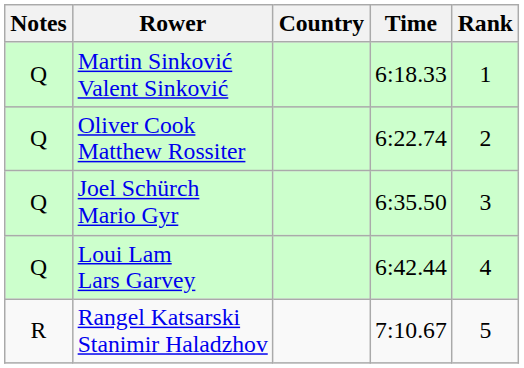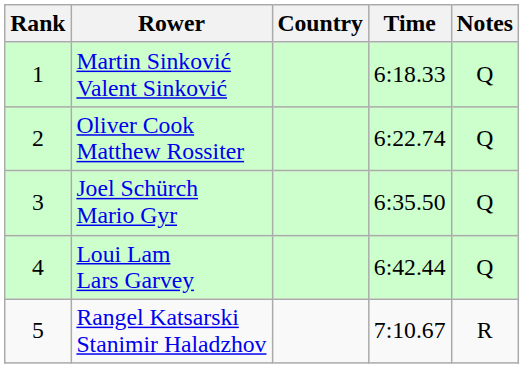columns swapped: (485, 23) <-> (38, 23)
